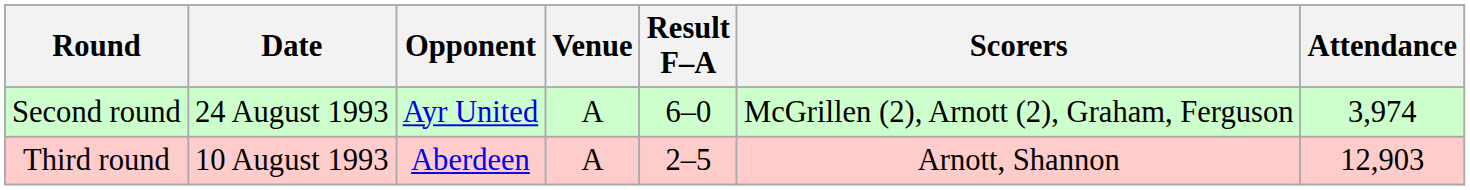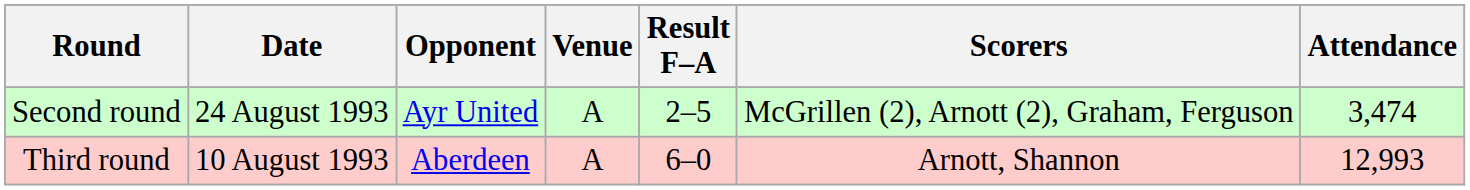(688, 111) 6–0 -> (688, 111) 2–5
(1382, 111) 3,974 -> (1382, 111) 3,474
(688, 160) 2–5 -> (688, 160) 6–0
(1382, 160) 12,903 -> (1382, 160) 12,993
